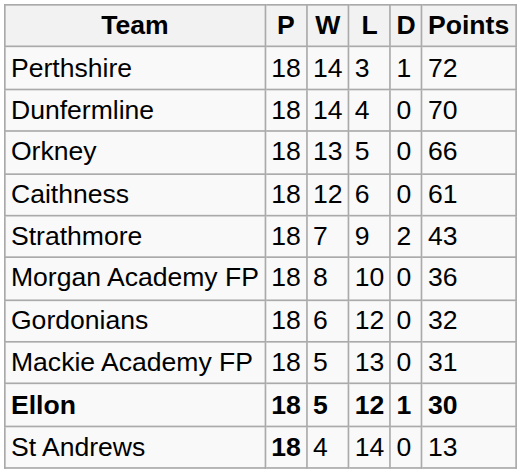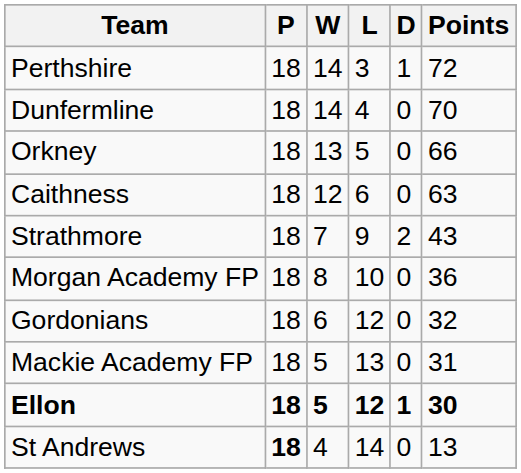(443, 194) 61 -> (443, 194) 63
